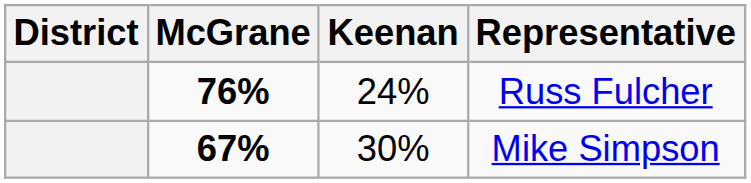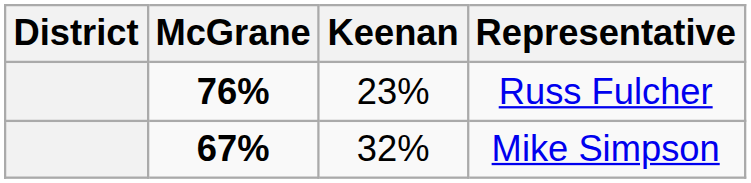(393, 90) 24% -> (393, 90) 23%
(393, 148) 30% -> (393, 148) 32%
